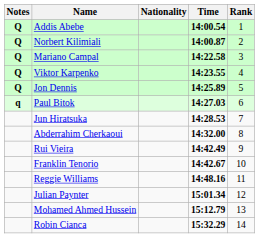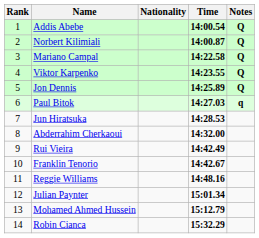columns swapped: (241, 12) <-> (18, 12)
